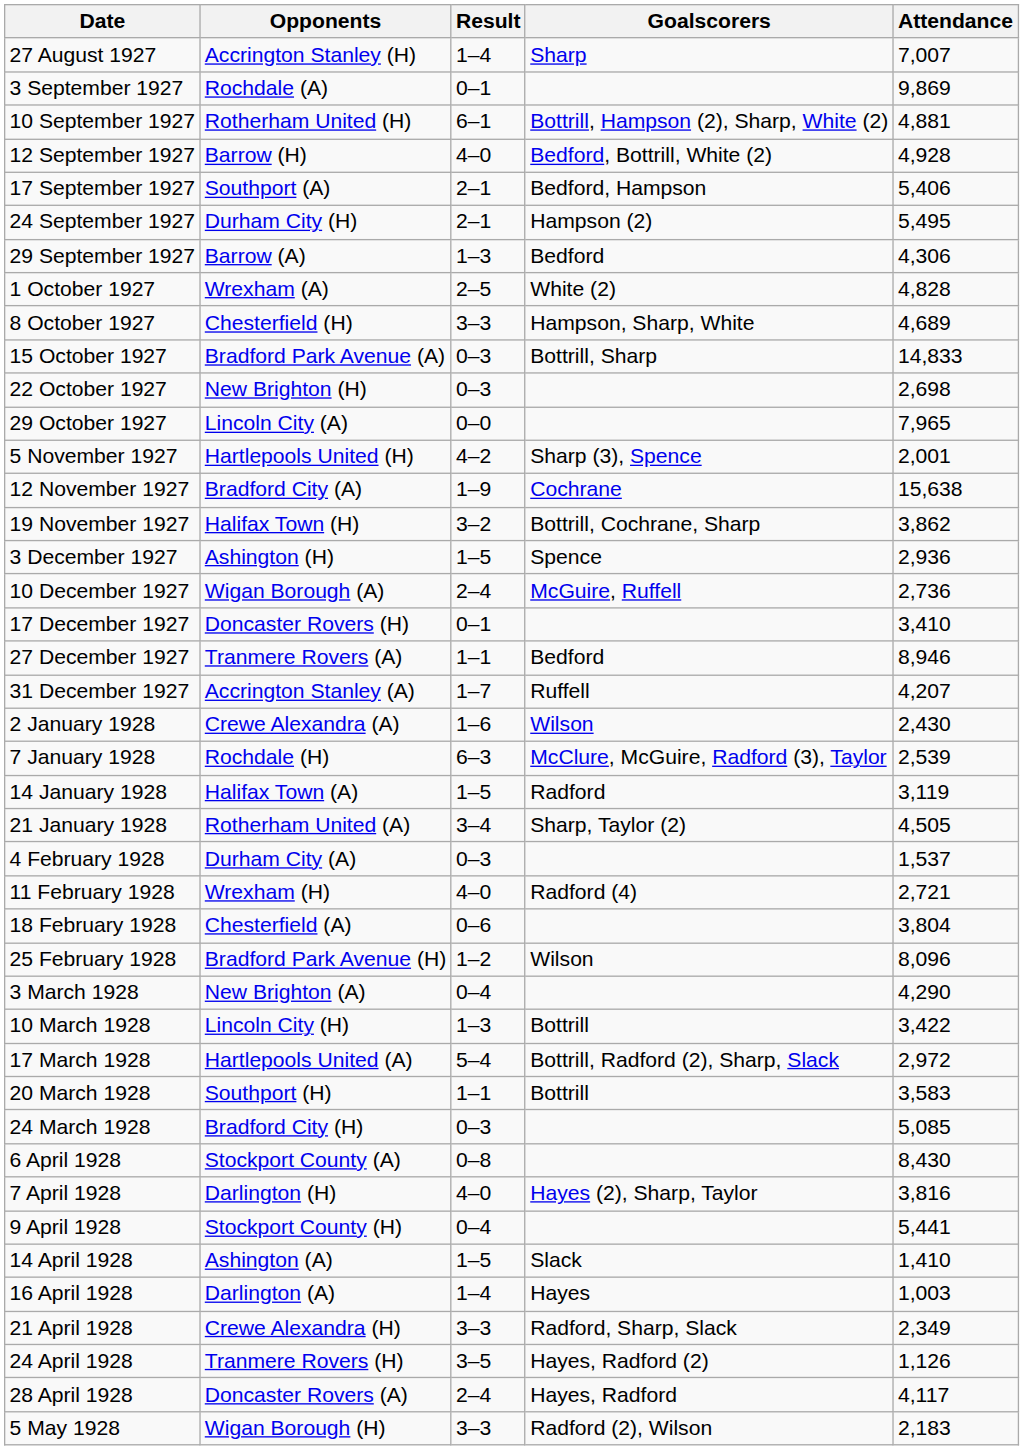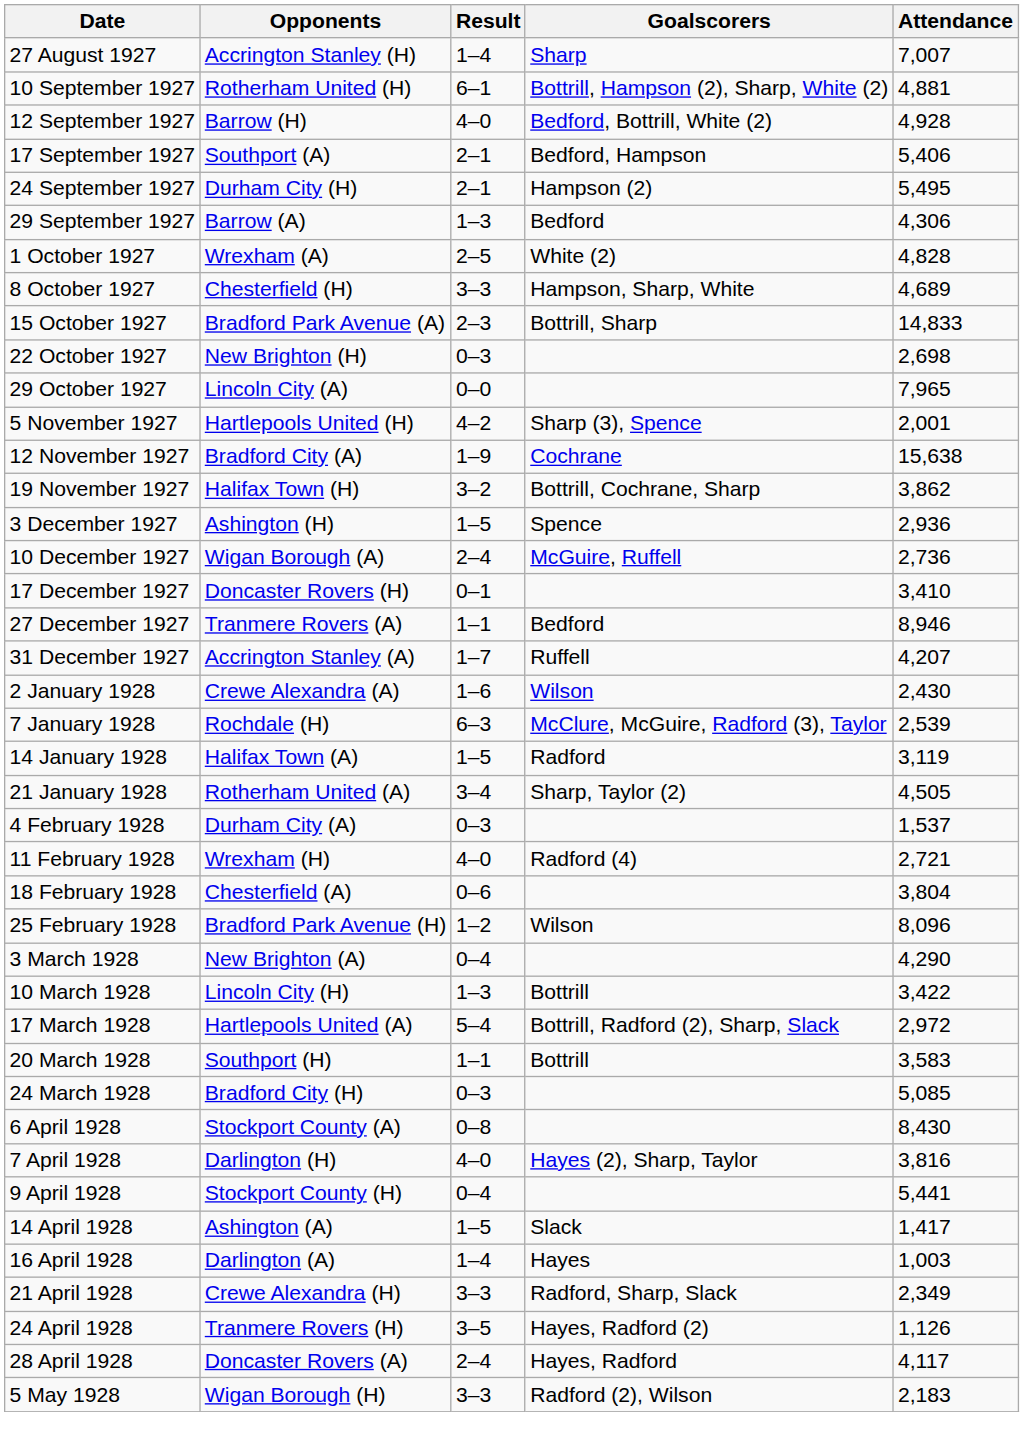- row: (96, 88)
(474, 356) 0–3 -> (474, 322) 2–3
(924, 1260) 1,410 -> (924, 1227) 1,417
